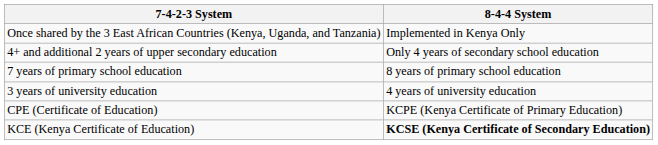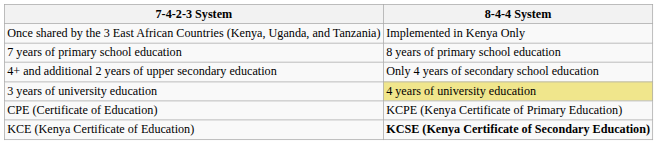rows swapped: (94, 71) <-> (142, 52)
(461, 91) no background -> (461, 91) khaki background
